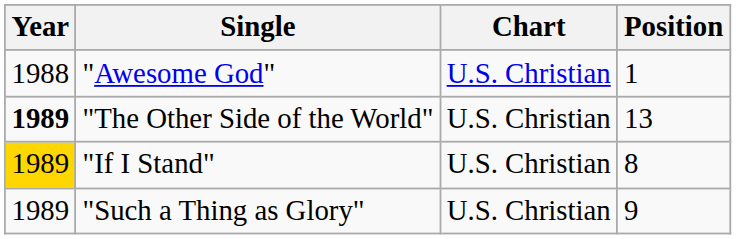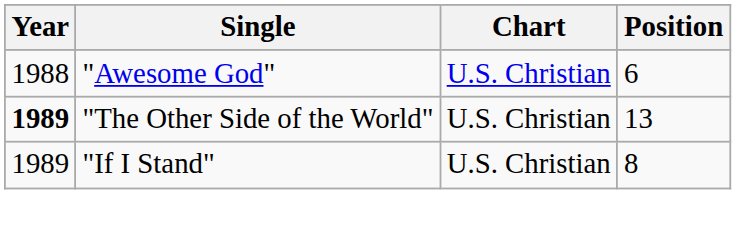(631, 73) 1 -> (631, 73) 6
(40, 164) gold background -> (40, 164) no background
- row: (223, 210)
